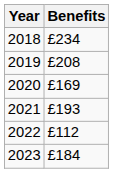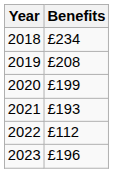(64, 86) £169 -> (64, 86) £199
(64, 156) £184 -> (64, 156) £196
